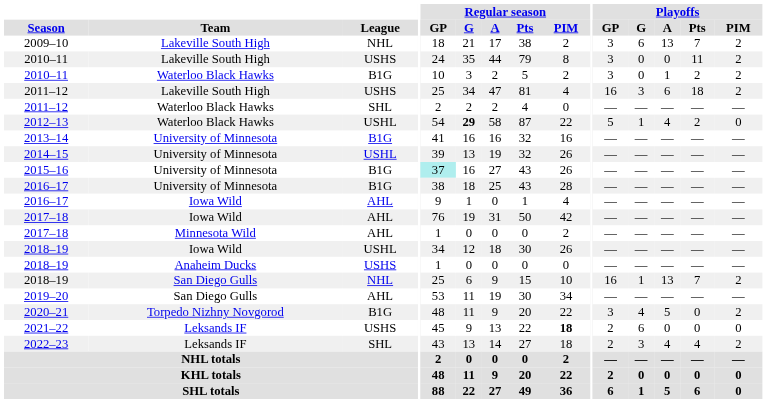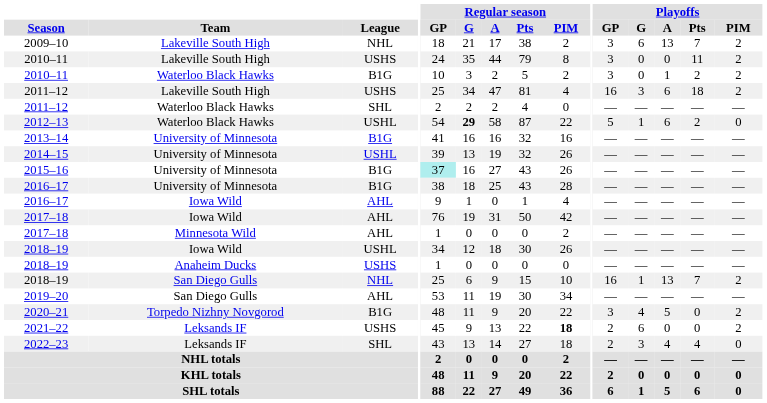(667, 122) 4 -> (667, 122) 6
(738, 328) 0 -> (738, 328) 2
(738, 343) 2 -> (738, 343) 0
